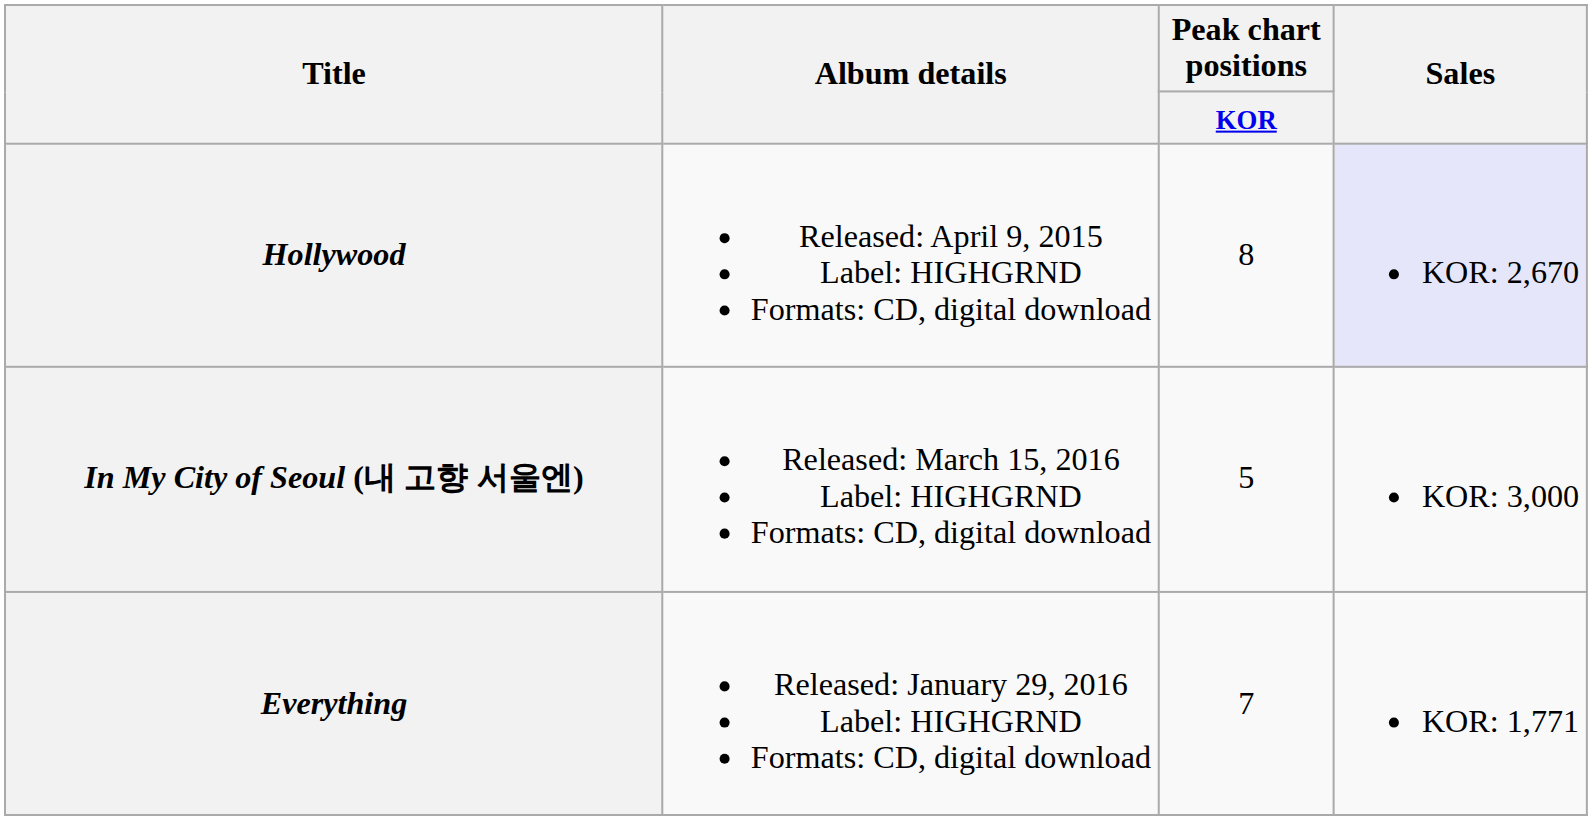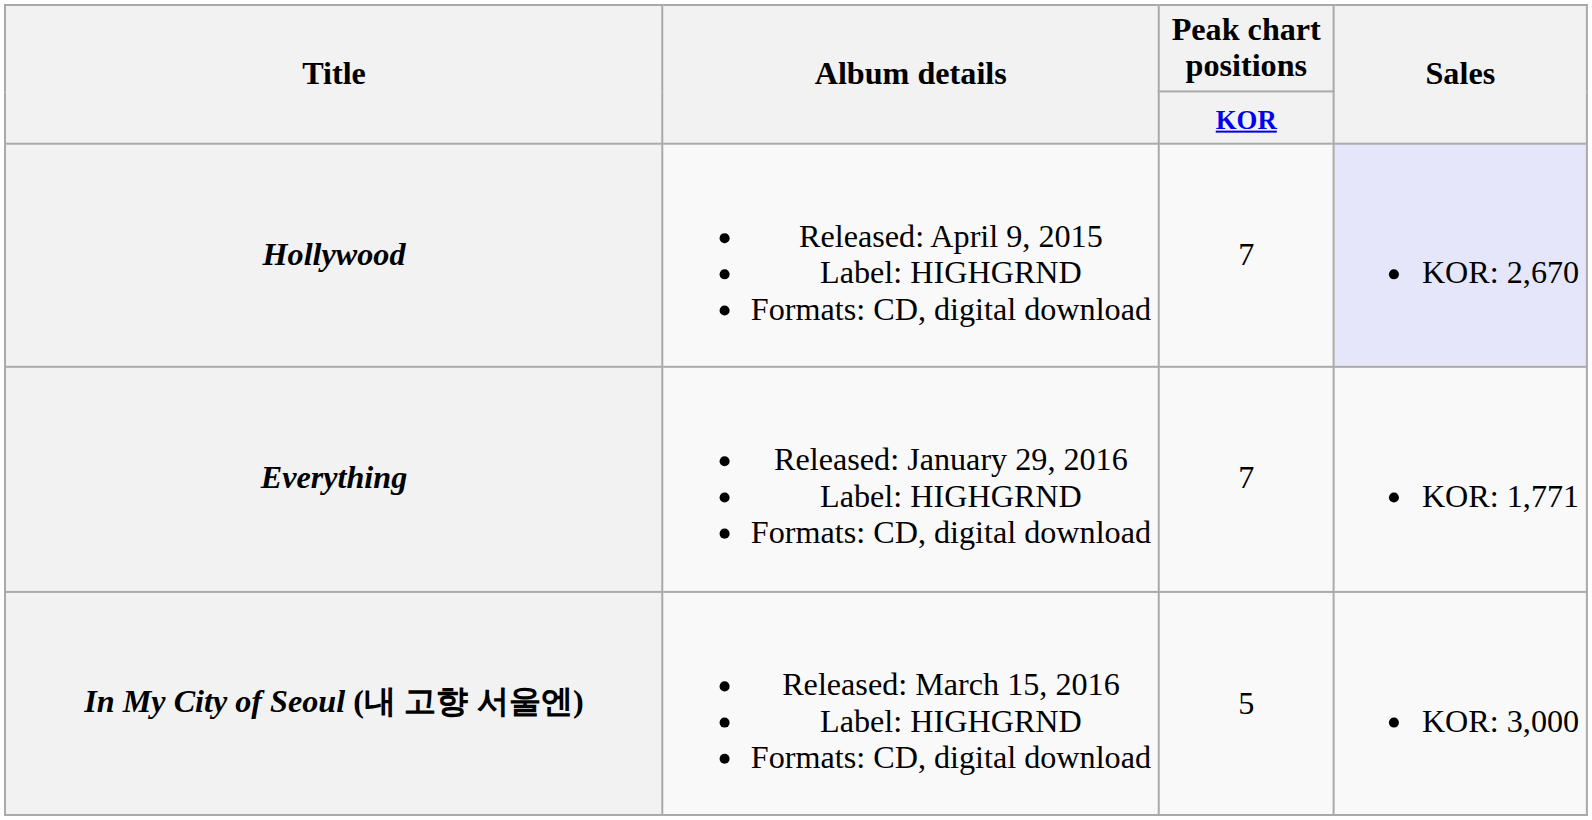(1246, 254) 8 -> (1246, 254) 7
rows swapped: (334, 702) <-> (334, 477)
